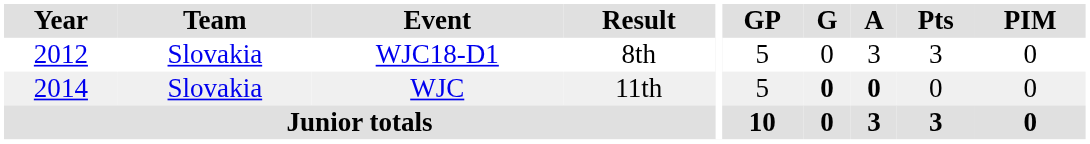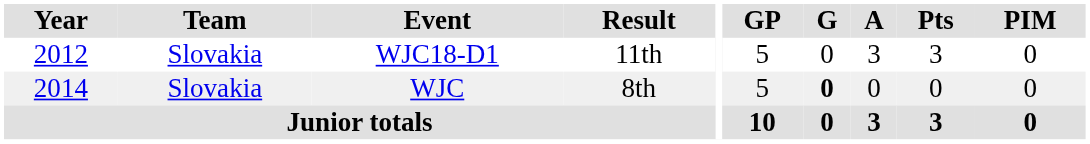(639, 54) 8th -> (639, 54) 11th
(639, 88) 11th -> (639, 88) 8th
(874, 88) bold -> (874, 88) normal
